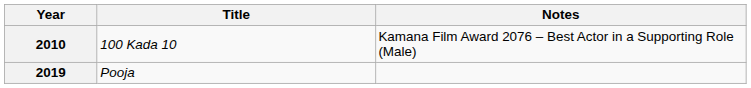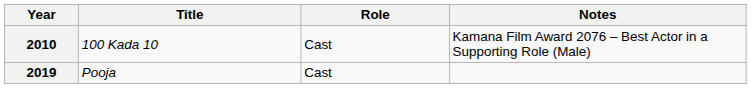+ column: (375, 15)
